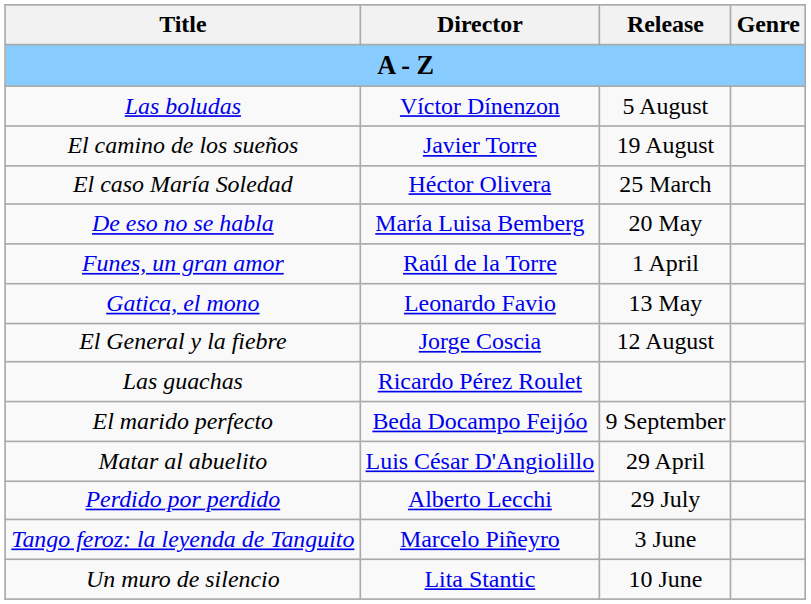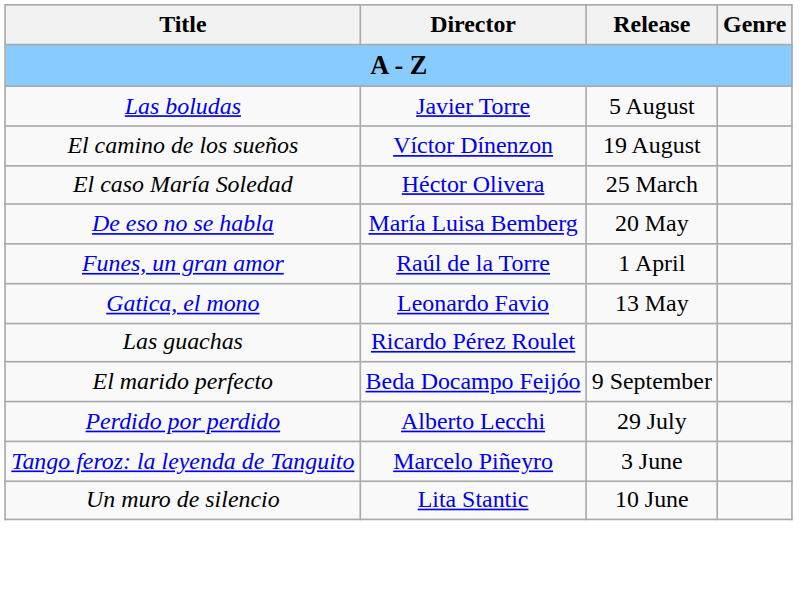(480, 106) Víctor Dínenzon -> (473, 106) Javier Torre
(480, 145) Javier Torre -> (473, 145) Víctor Dínenzon
- row: (183, 342)
- row: (183, 460)
